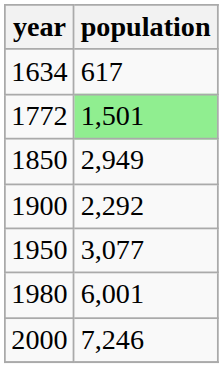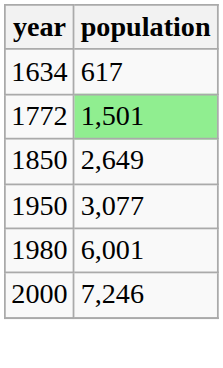(112, 160) 2,949 -> (112, 160) 2,649
- row: (40, 205)
